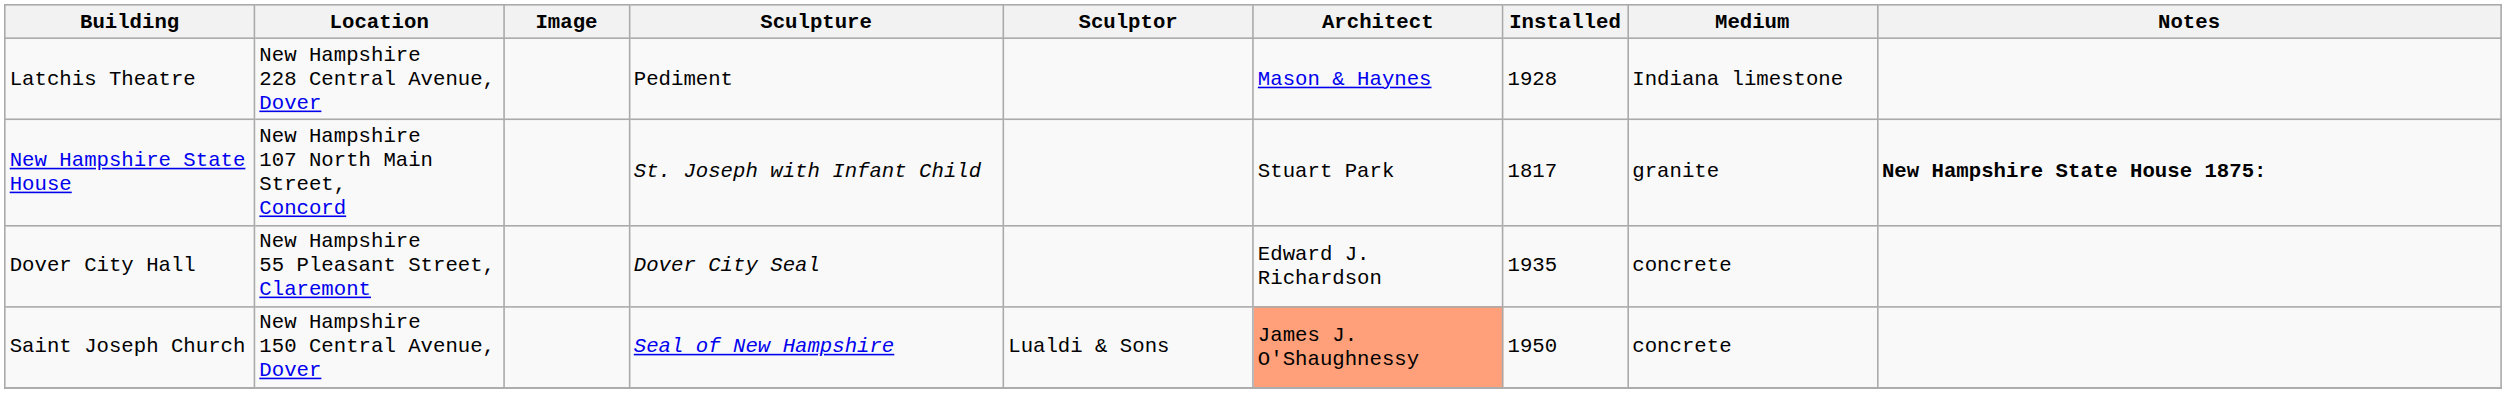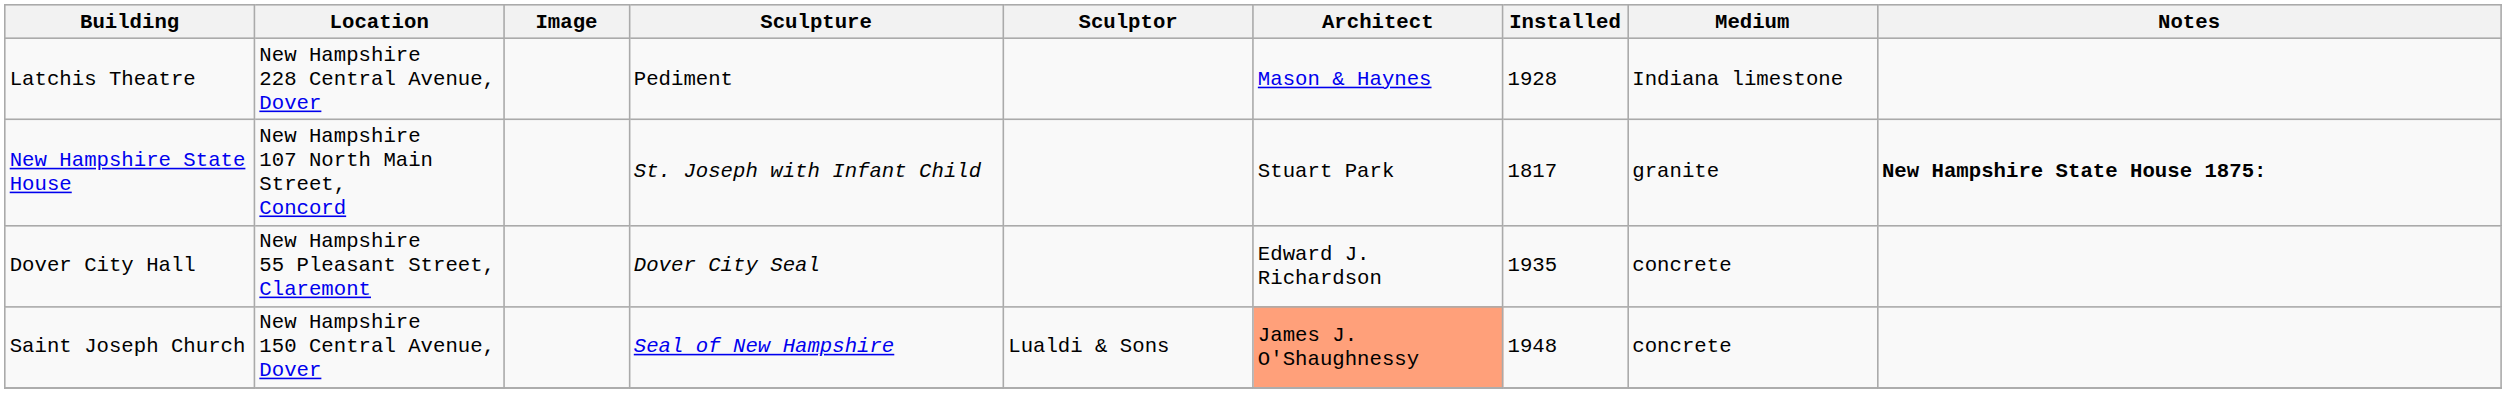(1532, 347) 1950 -> (1532, 347) 1948
